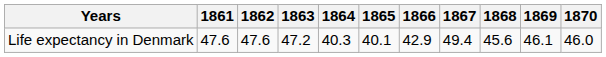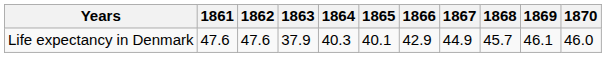(296, 40) 47.2 -> (296, 40) 37.9
(457, 40) 49.4 -> (457, 40) 44.9
(498, 40) 45.6 -> (498, 40) 45.7
